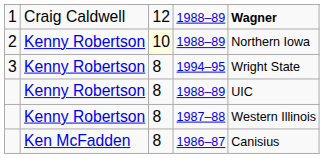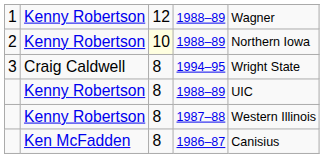(75, 16) Craig Caldwell -> (85, 16) Kenny Robertson
(254, 17) bold -> (253, 17) normal
(85, 66) Kenny Robertson -> (75, 66) Craig Caldwell
